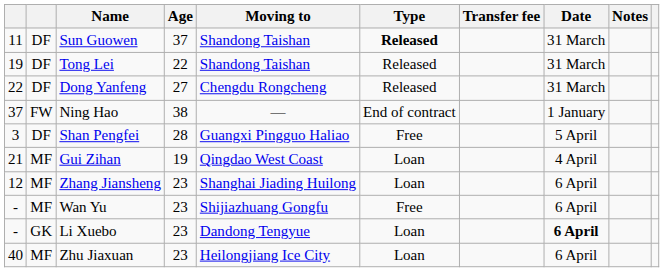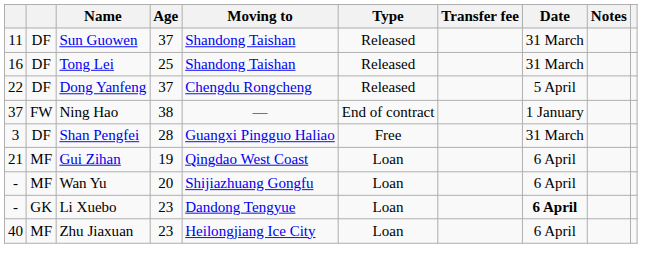(409, 40) bold -> (388, 40) normal
(15, 64) 19 -> (15, 64) 16
(180, 64) 22 -> (166, 64) 25
(180, 87) 27 -> (166, 87) 37
(576, 87) 31 March -> (555, 87) 5 April
(576, 135) 5 April -> (555, 135) 31 March
(576, 159) 4 April -> (555, 159) 6 April
- row: (110, 183)
(180, 207) 23 -> (166, 183) 20
(409, 207) Free -> (388, 183) Loan
